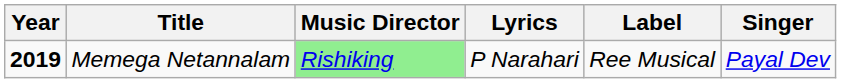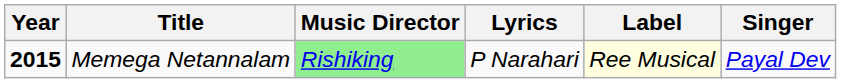(35, 58) 2019 -> (35, 58) 2015
(652, 58) no background -> (652, 58) lightyellow background
